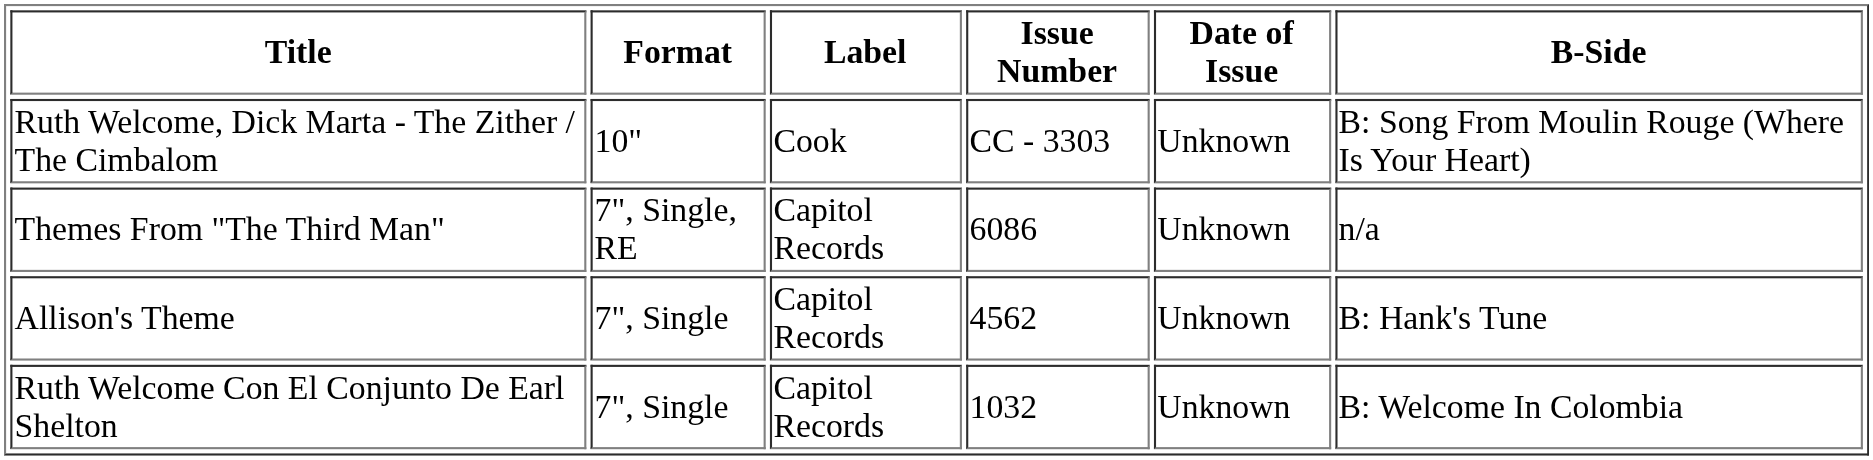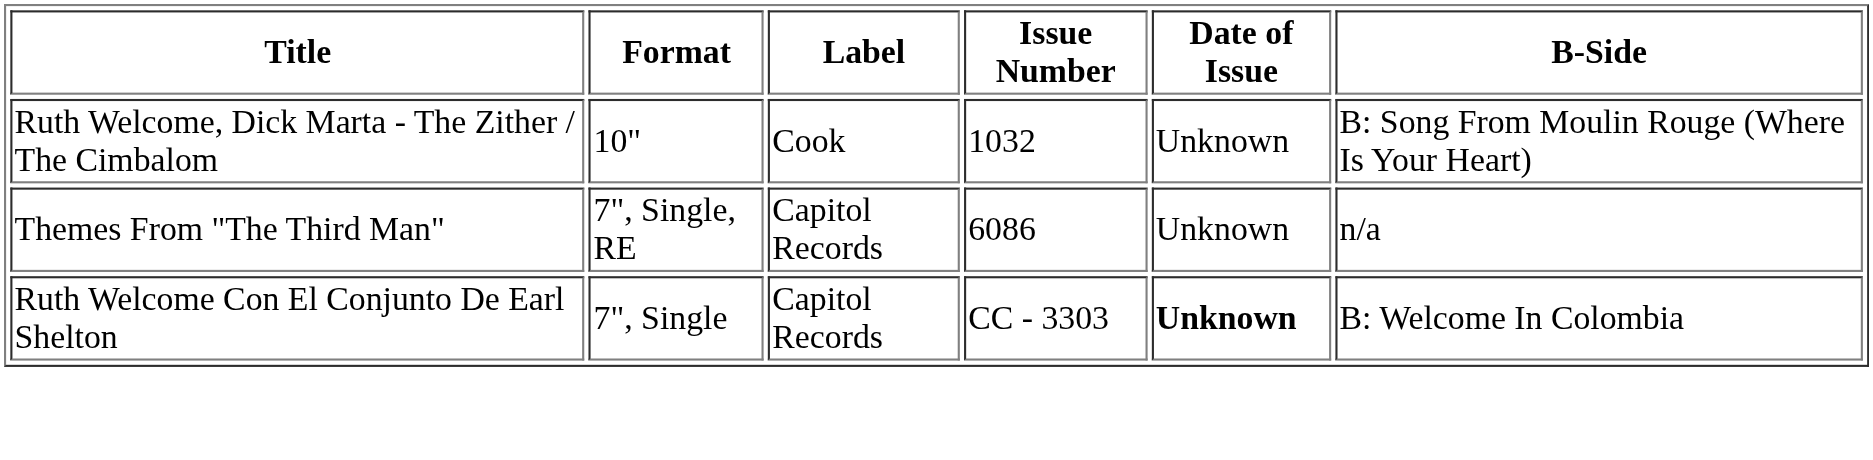(1040, 140) CC - 3303 -> (1002, 140) 1032
- row: (125, 317)
(1003, 406) 1032 -> (1039, 317) CC - 3303
(1224, 406) normal -> (1226, 317) bold
